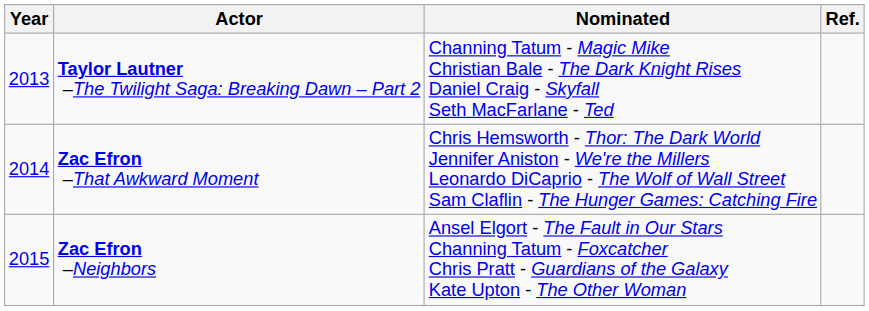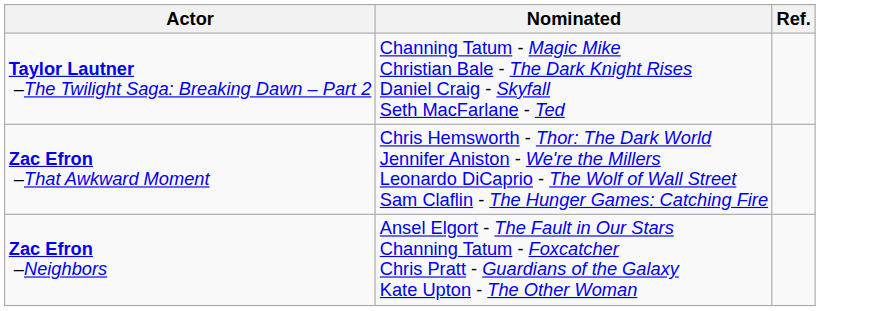- column: (29, 18)
